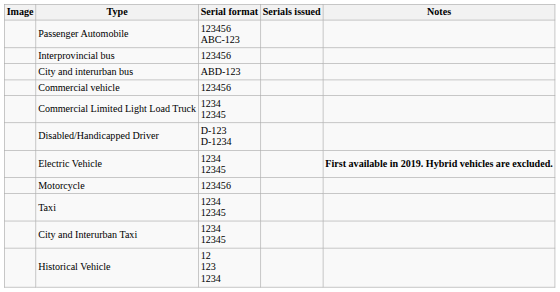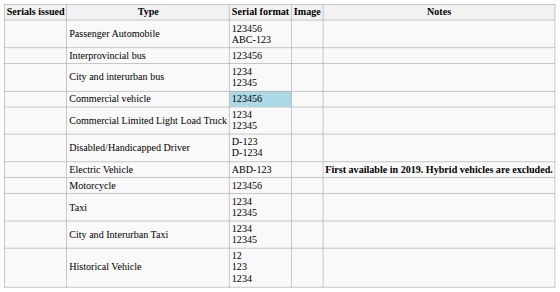columns swapped: (20, 12) <-> (292, 12)
(221, 71) ABD-123 -> (244, 77) 1234 12345
(216, 87) no background -> (247, 99) lightblue background
(213, 164) 1234 12345 -> (252, 169) ABD-123
